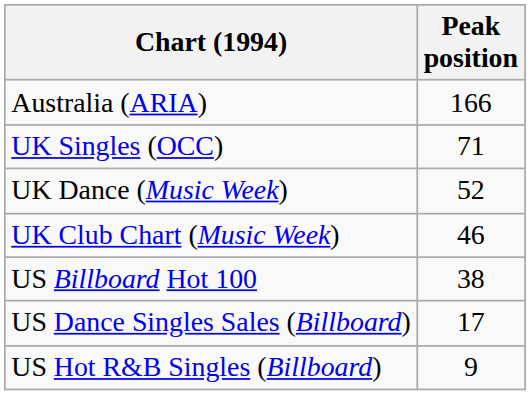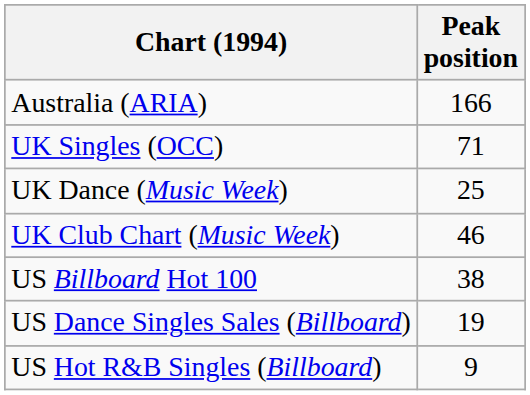(471, 190) 52 -> (471, 190) 25
(471, 322) 17 -> (471, 322) 19
